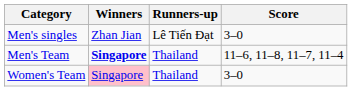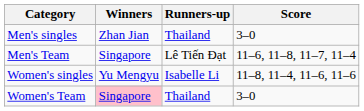(183, 34) Lê Tiến Đạt -> (188, 34) Thailand
(119, 55) bold -> (125, 55) normal
(175, 55) Thailand -> (195, 55) Lê Tiến Đạt
+ row: (50, 75)
